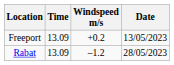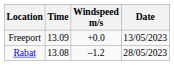(96, 38) +0.2 -> (96, 38) +0.0
(58, 53) 13.09 -> (58, 53) 13.08
